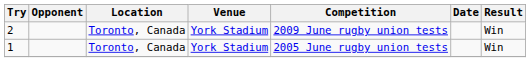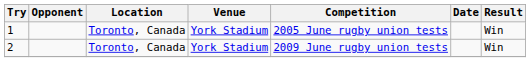rows swapped: (10, 48) <-> (10, 31)
